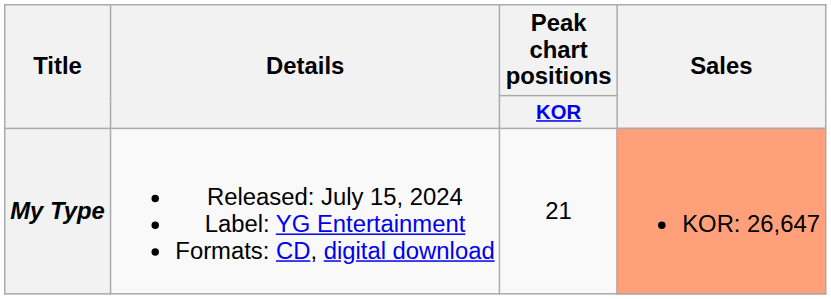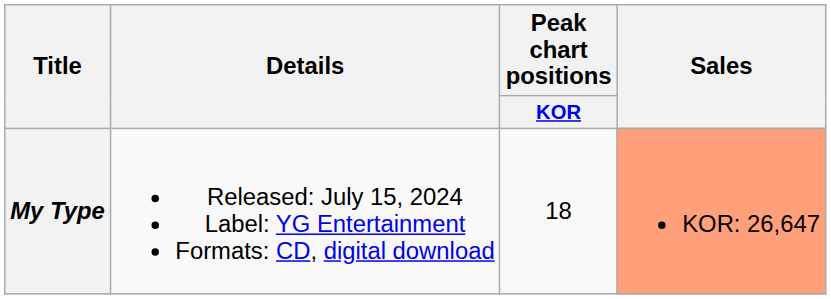(559, 210) 21 -> (559, 210) 18
